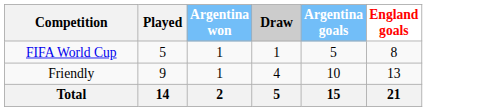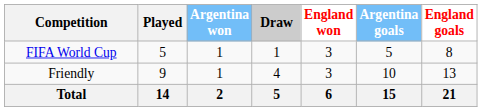+ column: (329, 22)
